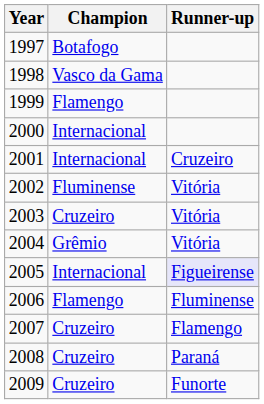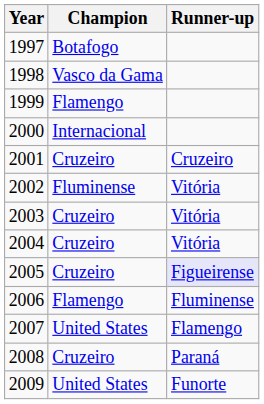(99, 159) Internacional -> (83, 159) Cruzeiro
(79, 243) Grêmio -> (83, 243) Cruzeiro
(99, 272) Internacional -> (83, 272) Cruzeiro
(83, 328) Cruzeiro -> (100, 328) United States
(83, 384) Cruzeiro -> (100, 384) United States
